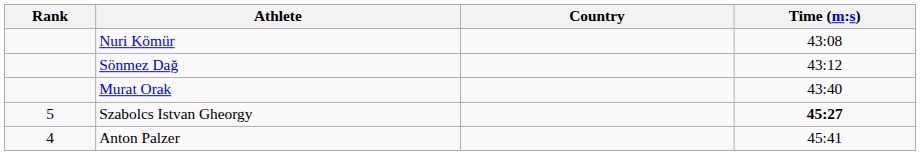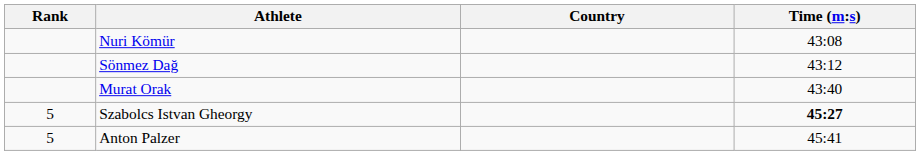(50, 138) 4 -> (50, 138) 5
